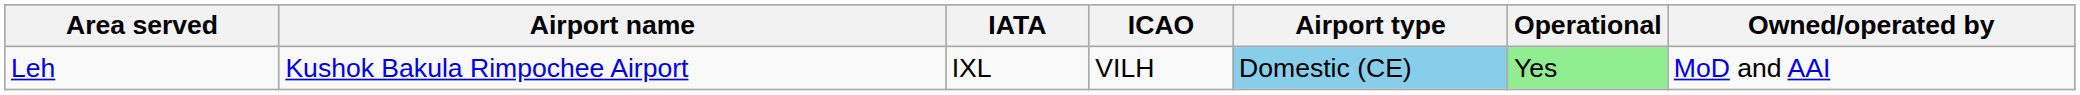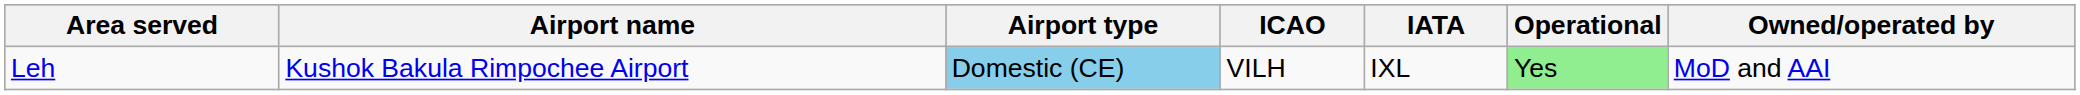columns swapped: (1017, 25) <-> (1370, 25)
